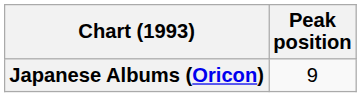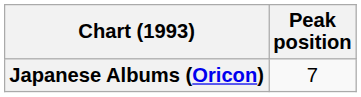(312, 75) 9 -> (312, 75) 7
